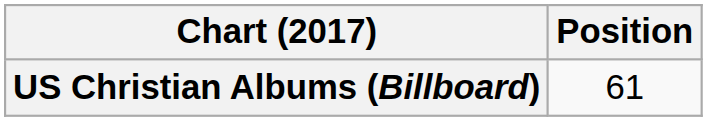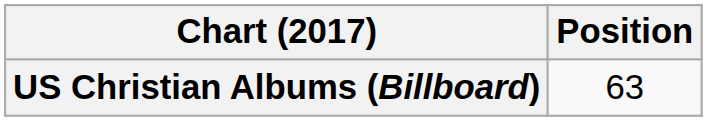(625, 87) 61 -> (625, 87) 63
